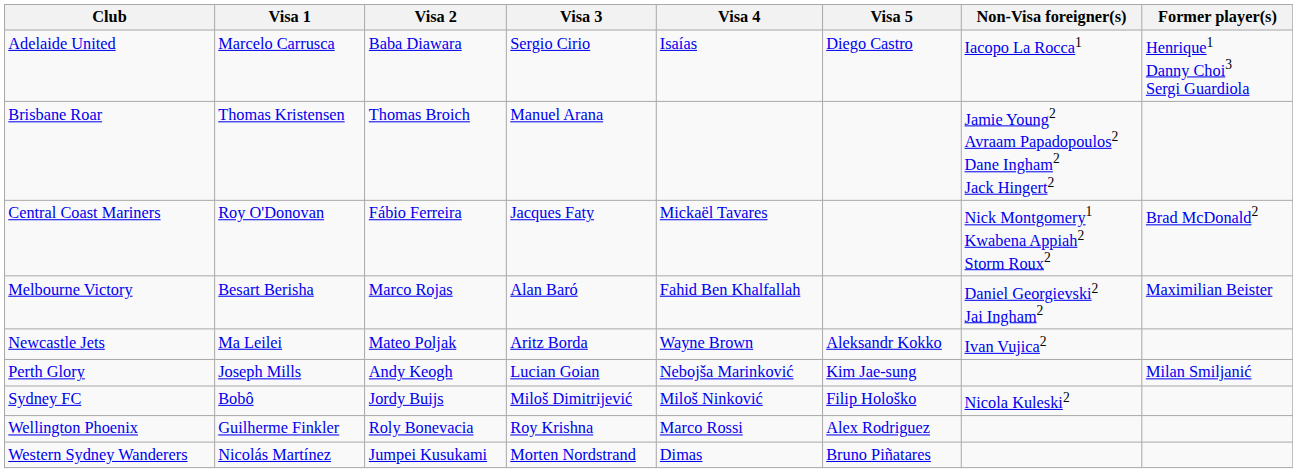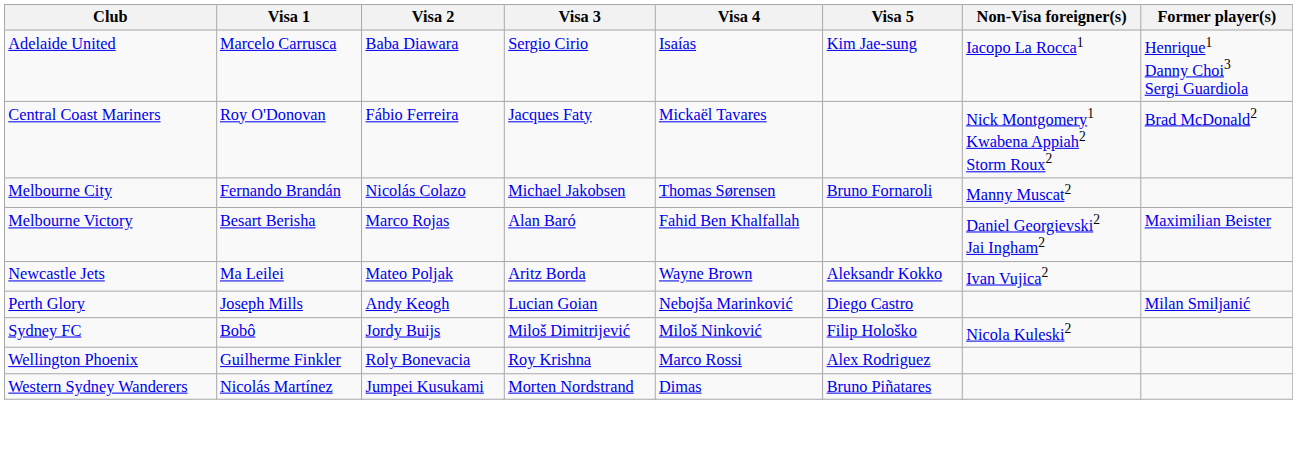(869, 43) Diego Castro -> (872, 43) Kim Jae-sung
- row: (55, 114)
+ row: (60, 190)
(871, 372) Kim Jae-sung -> (870, 304) Diego Castro
